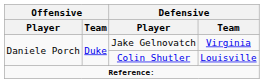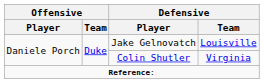(228, 42) Virginia -> (228, 42) Louisville
(228, 58) Louisville -> (228, 58) Virginia
